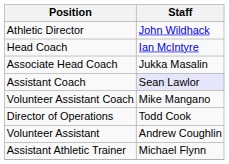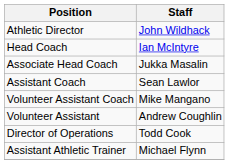(169, 82) lavender background -> (169, 82) no background
rows swapped: (60, 116) <-> (53, 133)
